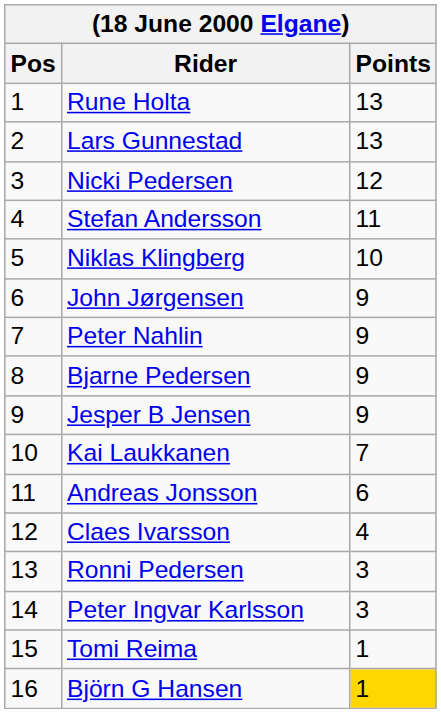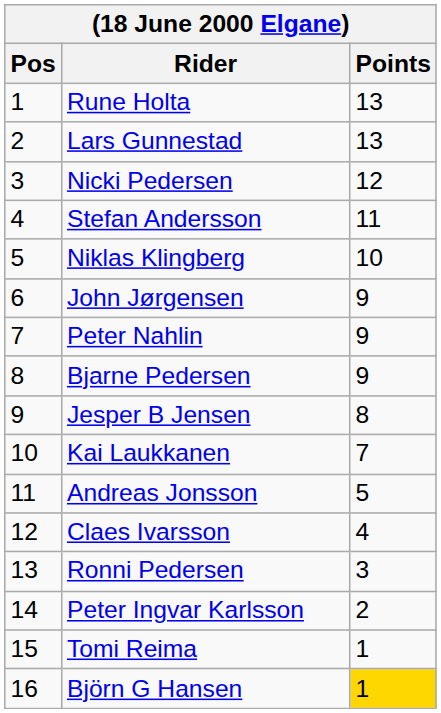(362, 414) 9 -> (362, 414) 8
(362, 492) 6 -> (362, 492) 5
(362, 610) 3 -> (362, 610) 2
